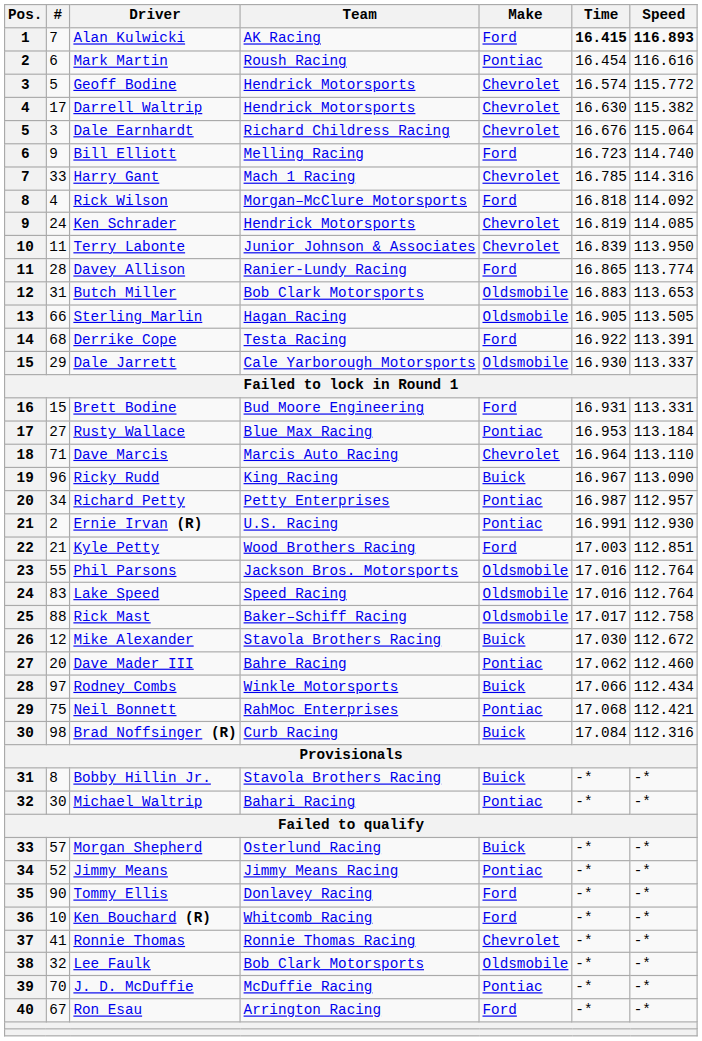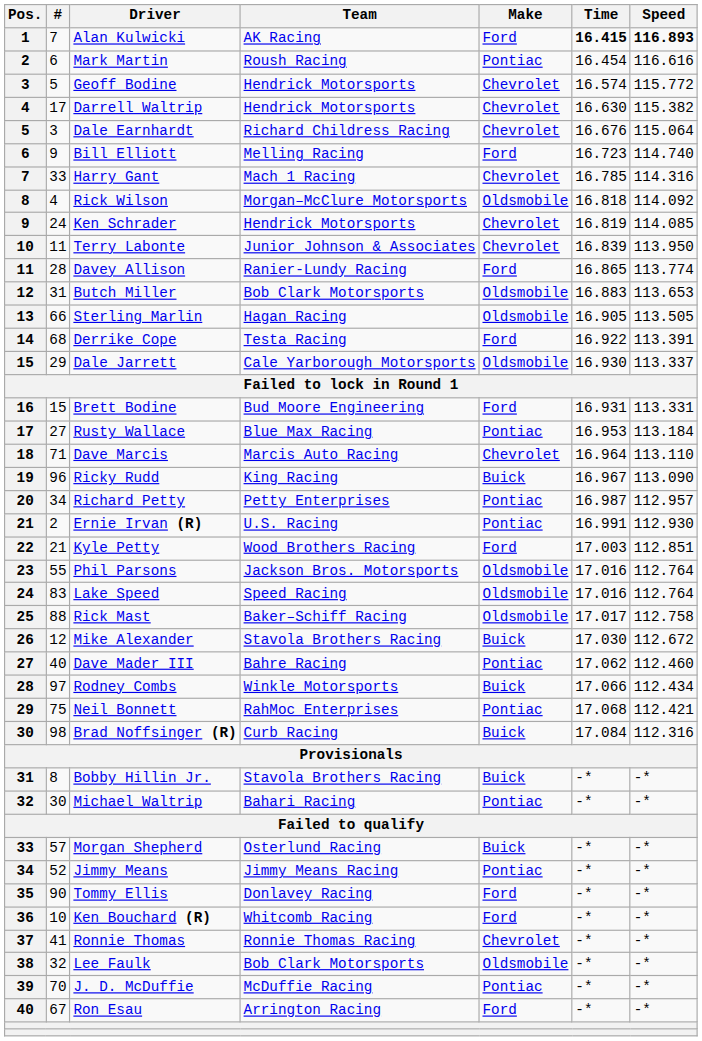(500, 202) Ford -> (525, 202) Oldsmobile
(58, 664) 20 -> (58, 664) 40
